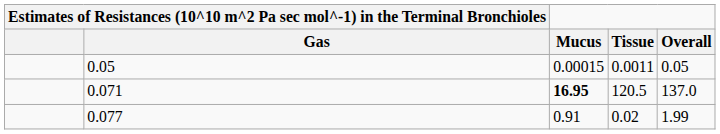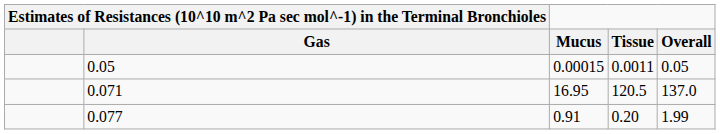(571, 91) bold -> (571, 91) normal
(625, 116) 0.02 -> (625, 116) 0.20
